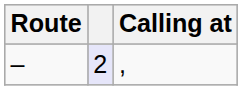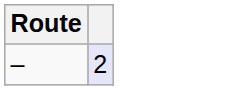- column: (175, 24)
